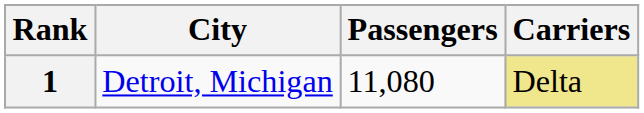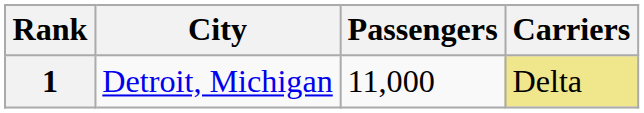(391, 81) 11,080 -> (391, 81) 11,000
